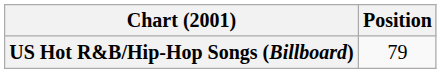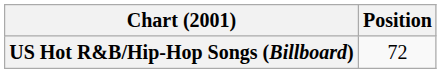(397, 52) 79 -> (397, 52) 72
